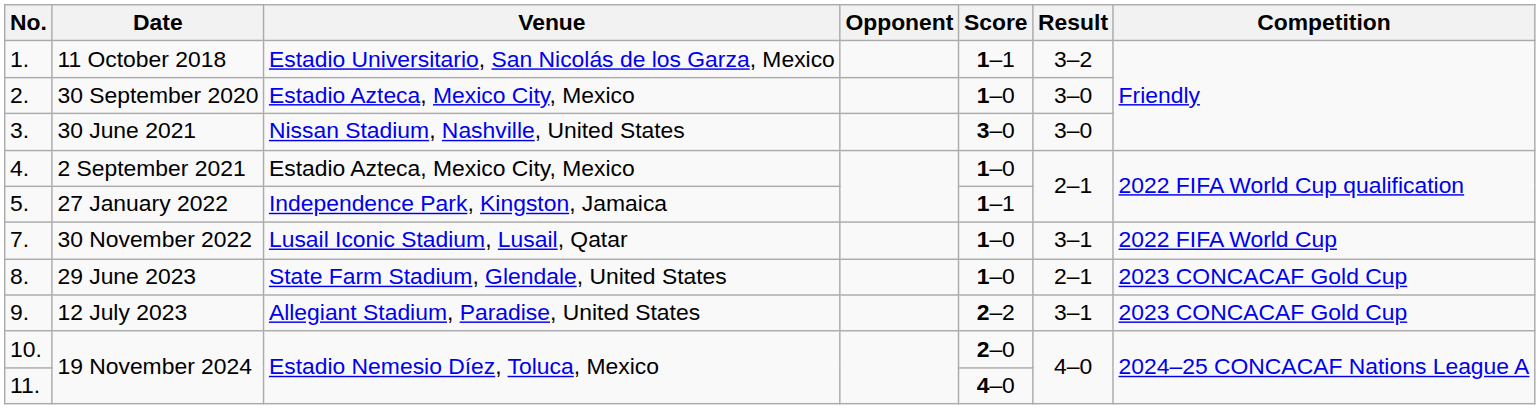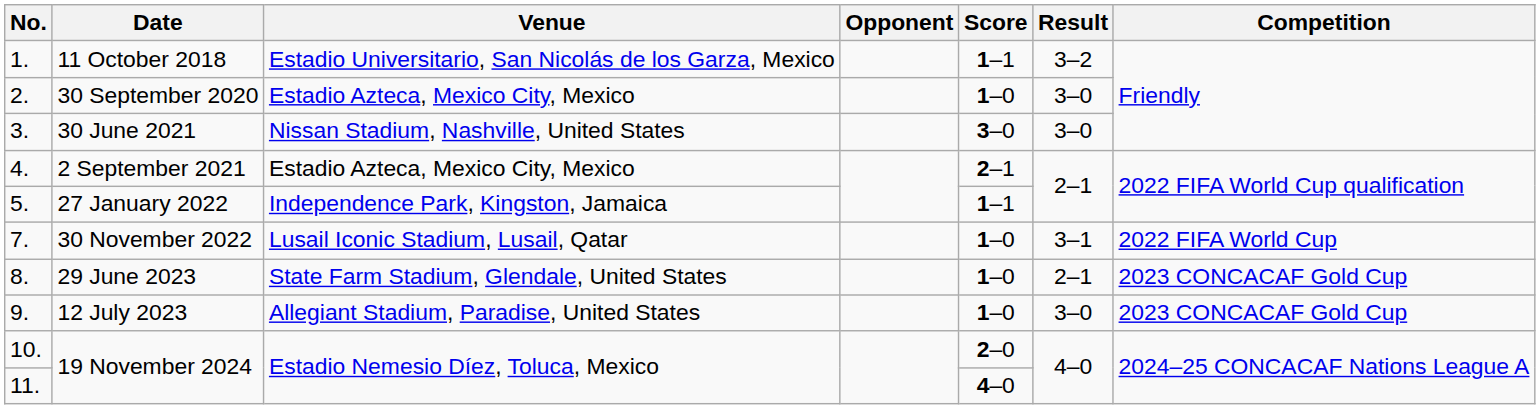(996, 167) 1–0 -> (996, 167) 2–1
(996, 312) 2–2 -> (996, 312) 1–0
(1073, 312) 3–1 -> (1073, 312) 3–0
